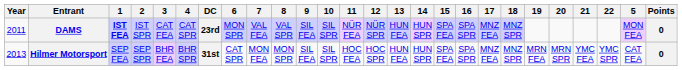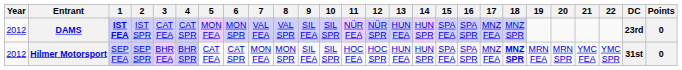columns swapped: (633, 11) <-> (210, 11)
(16, 30) 2011 -> (16, 30) 2012
(16, 53) 2013 -> (16, 53) 2012
(513, 53) normal -> (515, 53) bold
